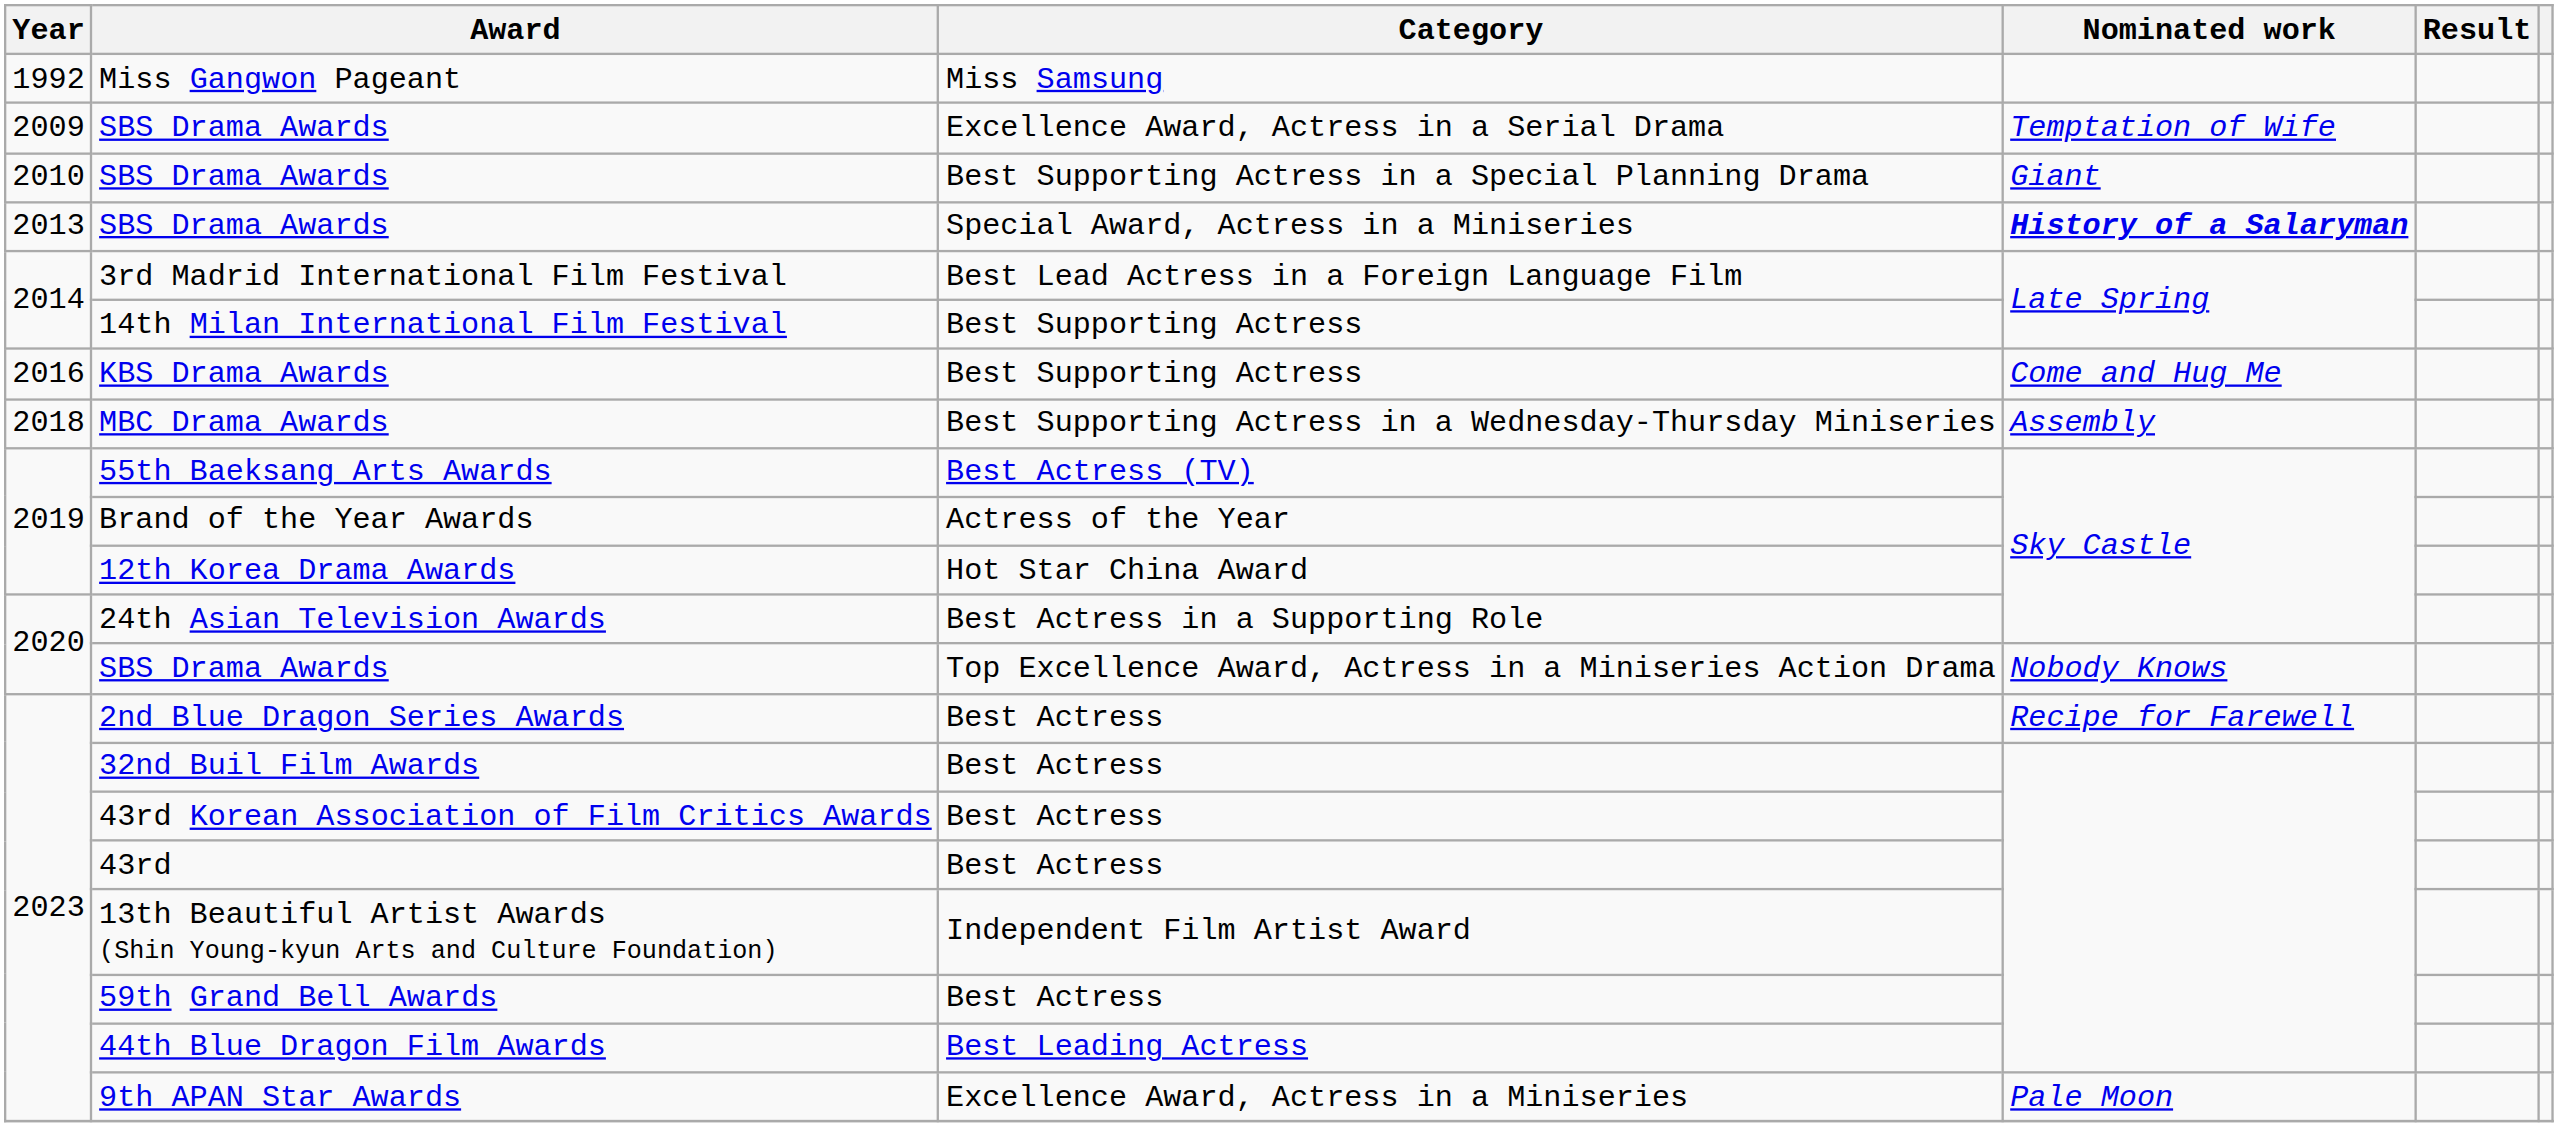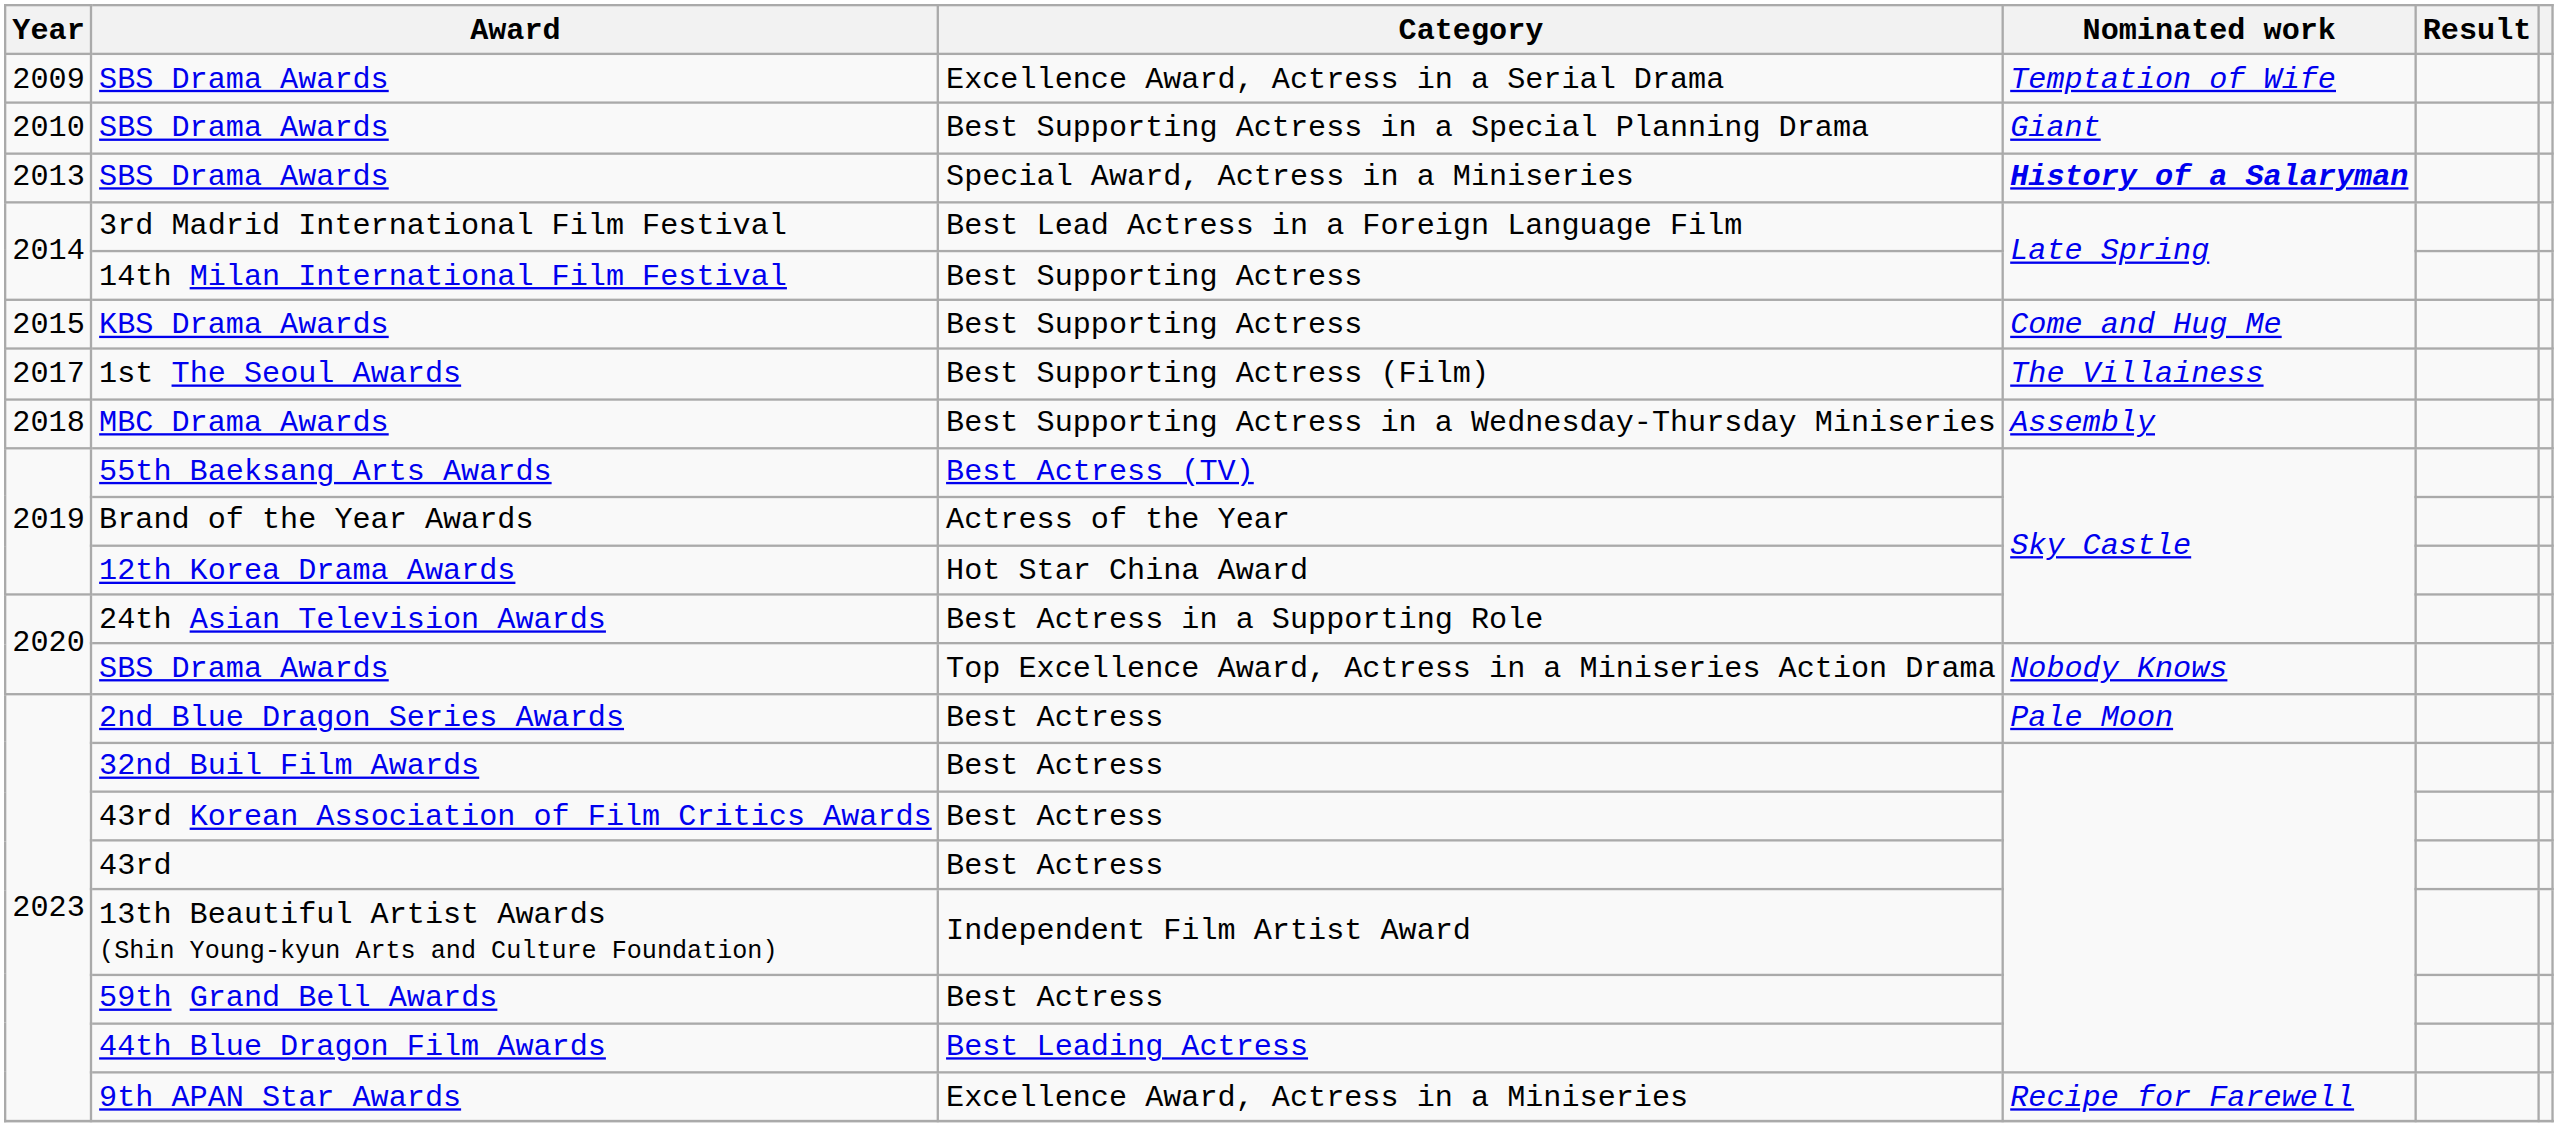- row: (280, 79)
(49, 374) 2016 -> (49, 325) 2015
+ row: (280, 374)
(2182, 718) Recipe for Farewell -> (2092, 718) Pale Moon
(2092, 1097) Pale Moon -> (2182, 1097) Recipe for Farewell
